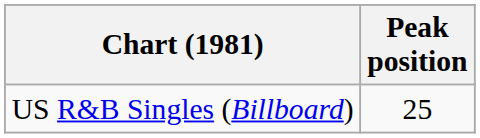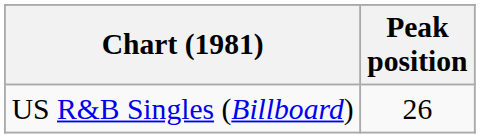(417, 108) 25 -> (417, 108) 26
